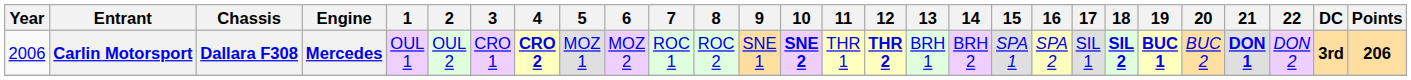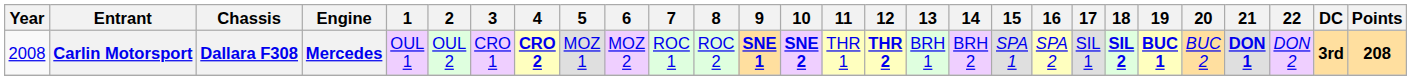(27, 53) 2006 -> (27, 53) 2008
(759, 53) normal -> (759, 53) bold
(1377, 53) 206 -> (1377, 53) 208
